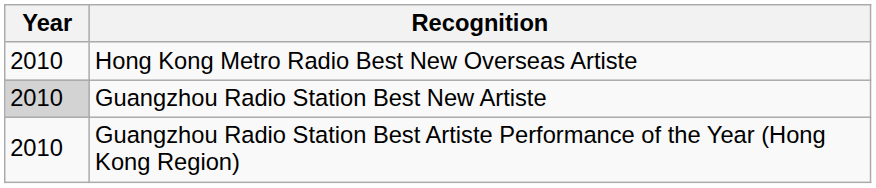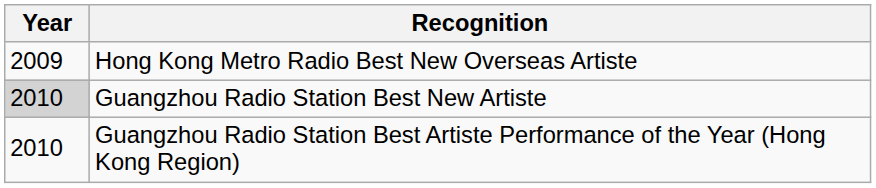(37, 60) 2010 -> (37, 60) 2009
